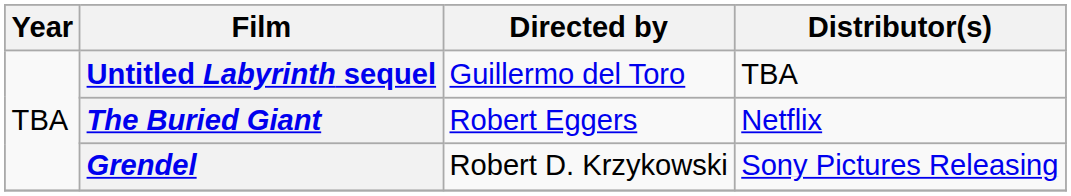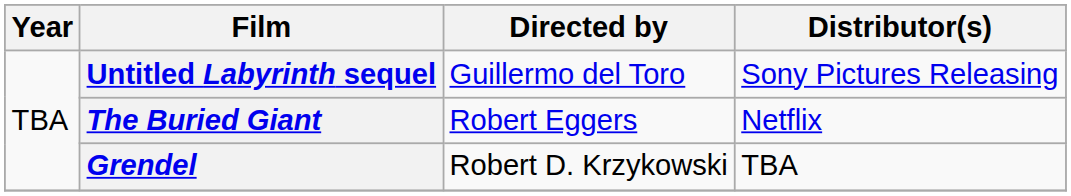(770, 73) TBA -> (900, 73) Sony Pictures Releasing
(900, 166) Sony Pictures Releasing -> (770, 166) TBA
